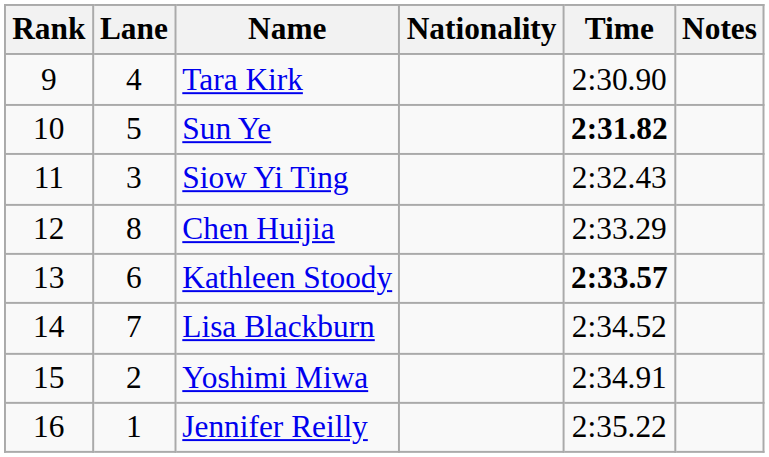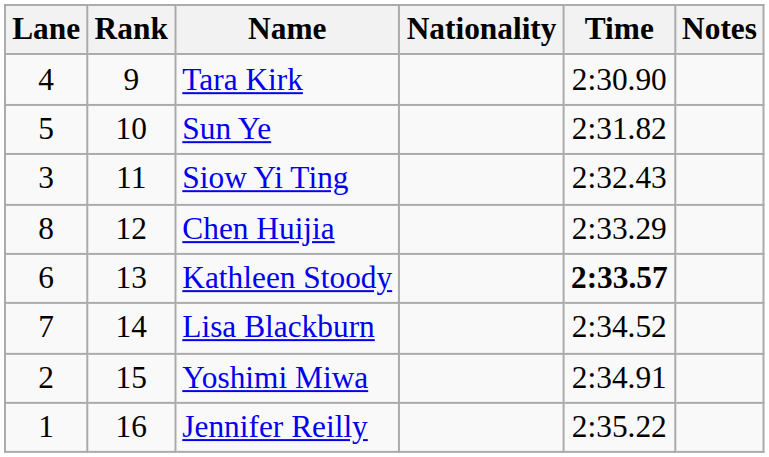columns swapped: (49, 29) <-> (134, 29)
(619, 128) bold -> (619, 128) normal
